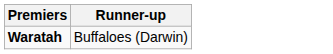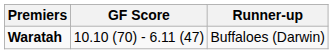+ column: (139, 15)
